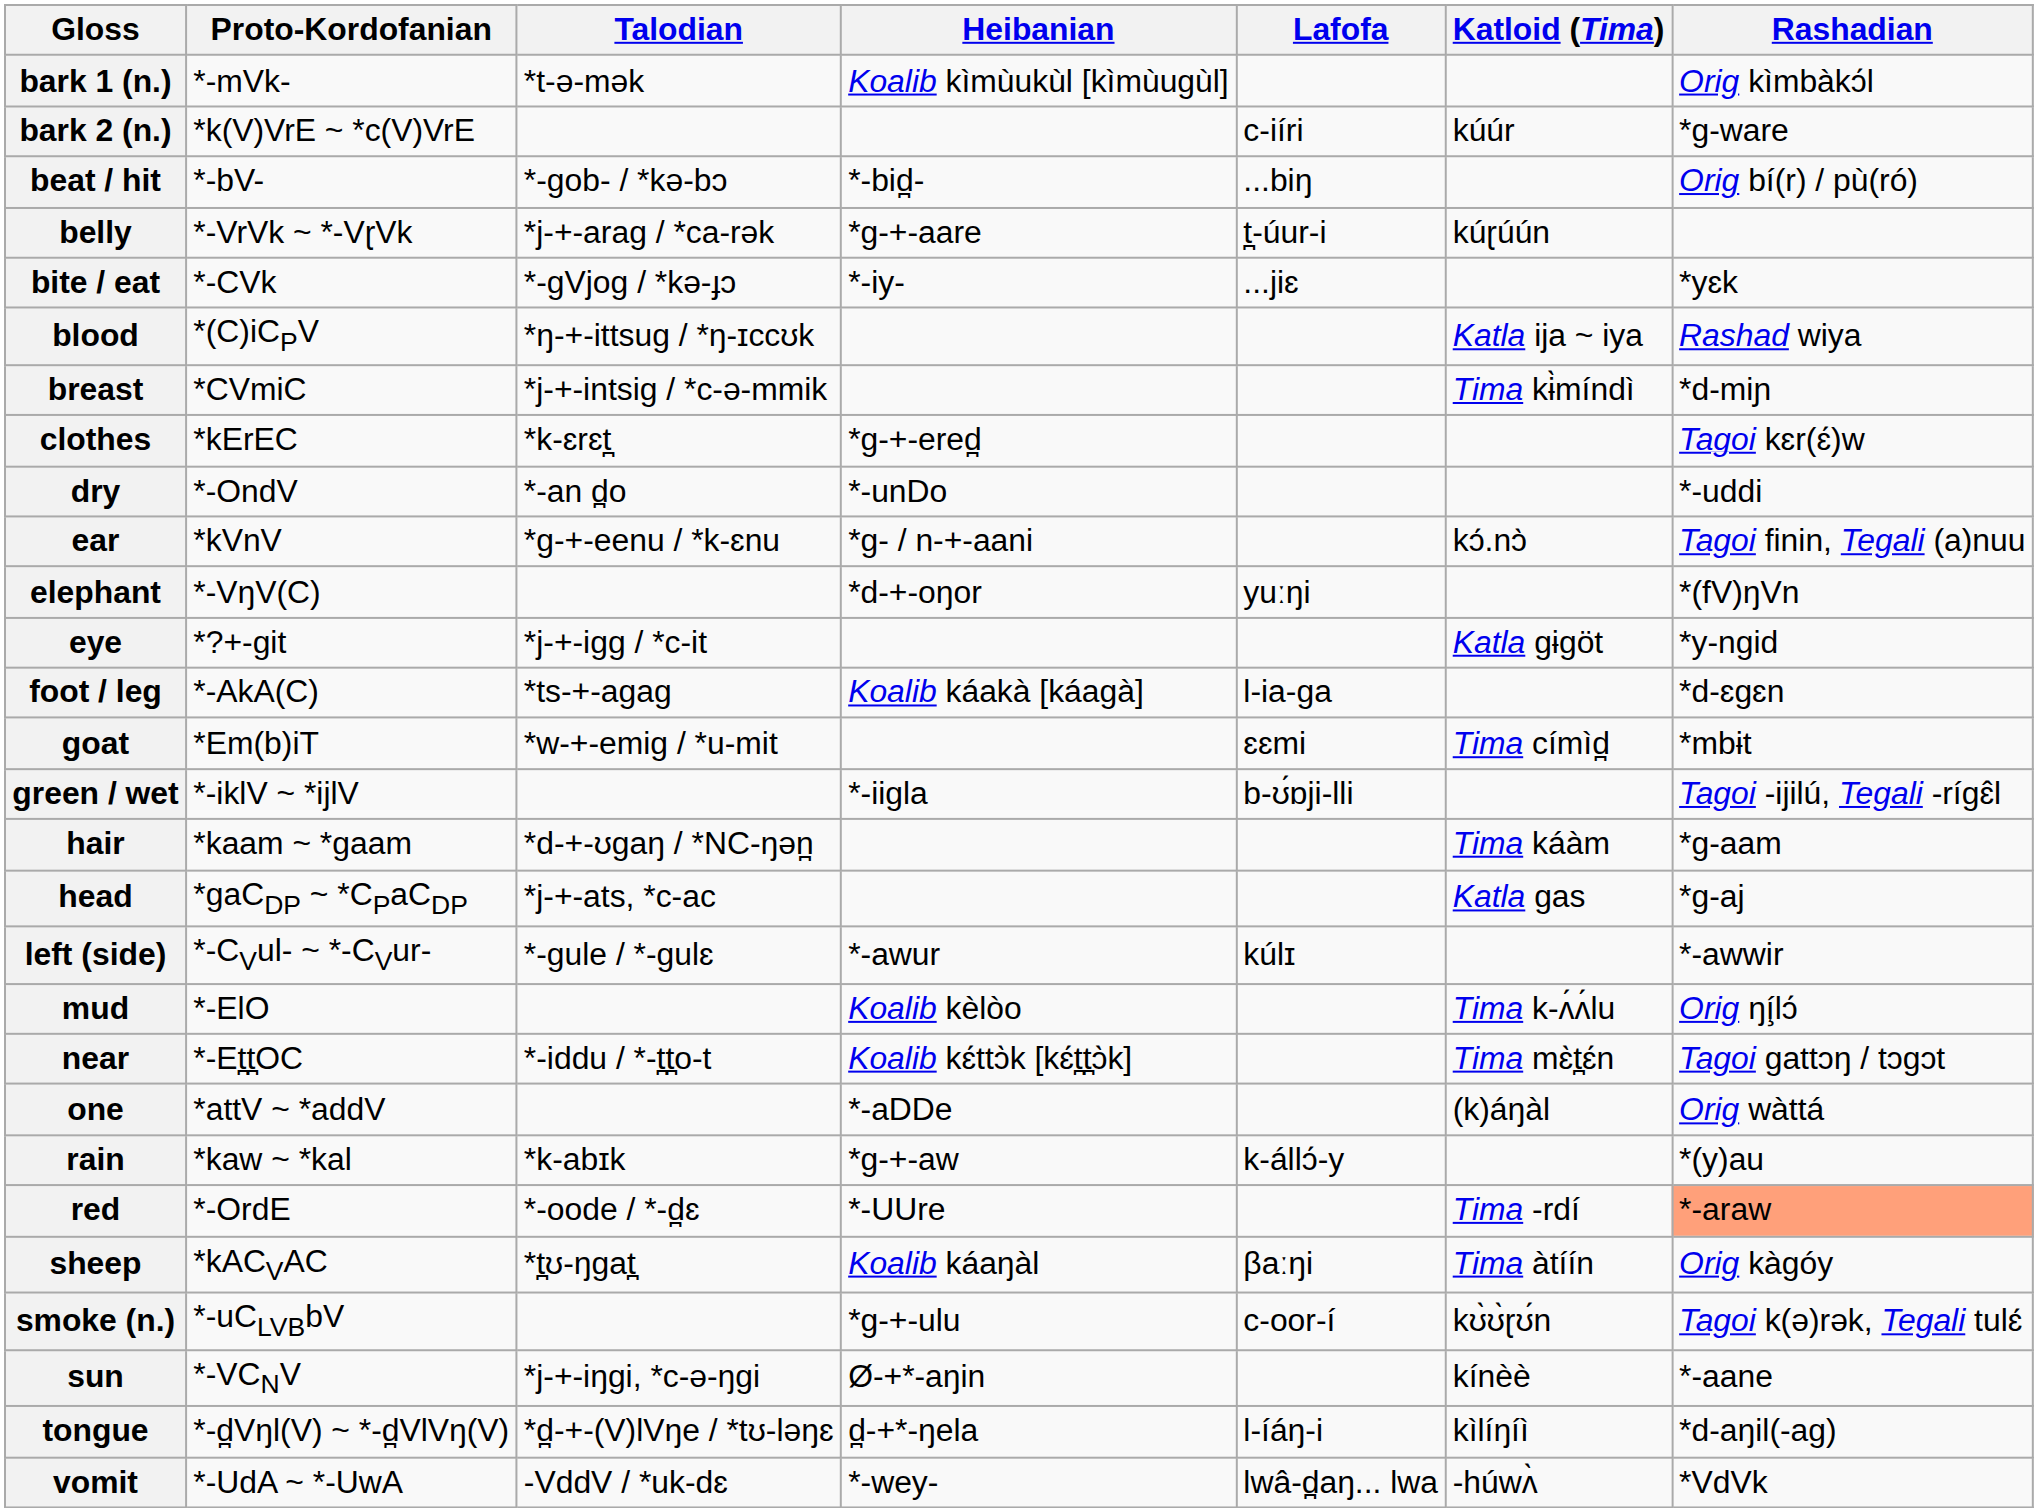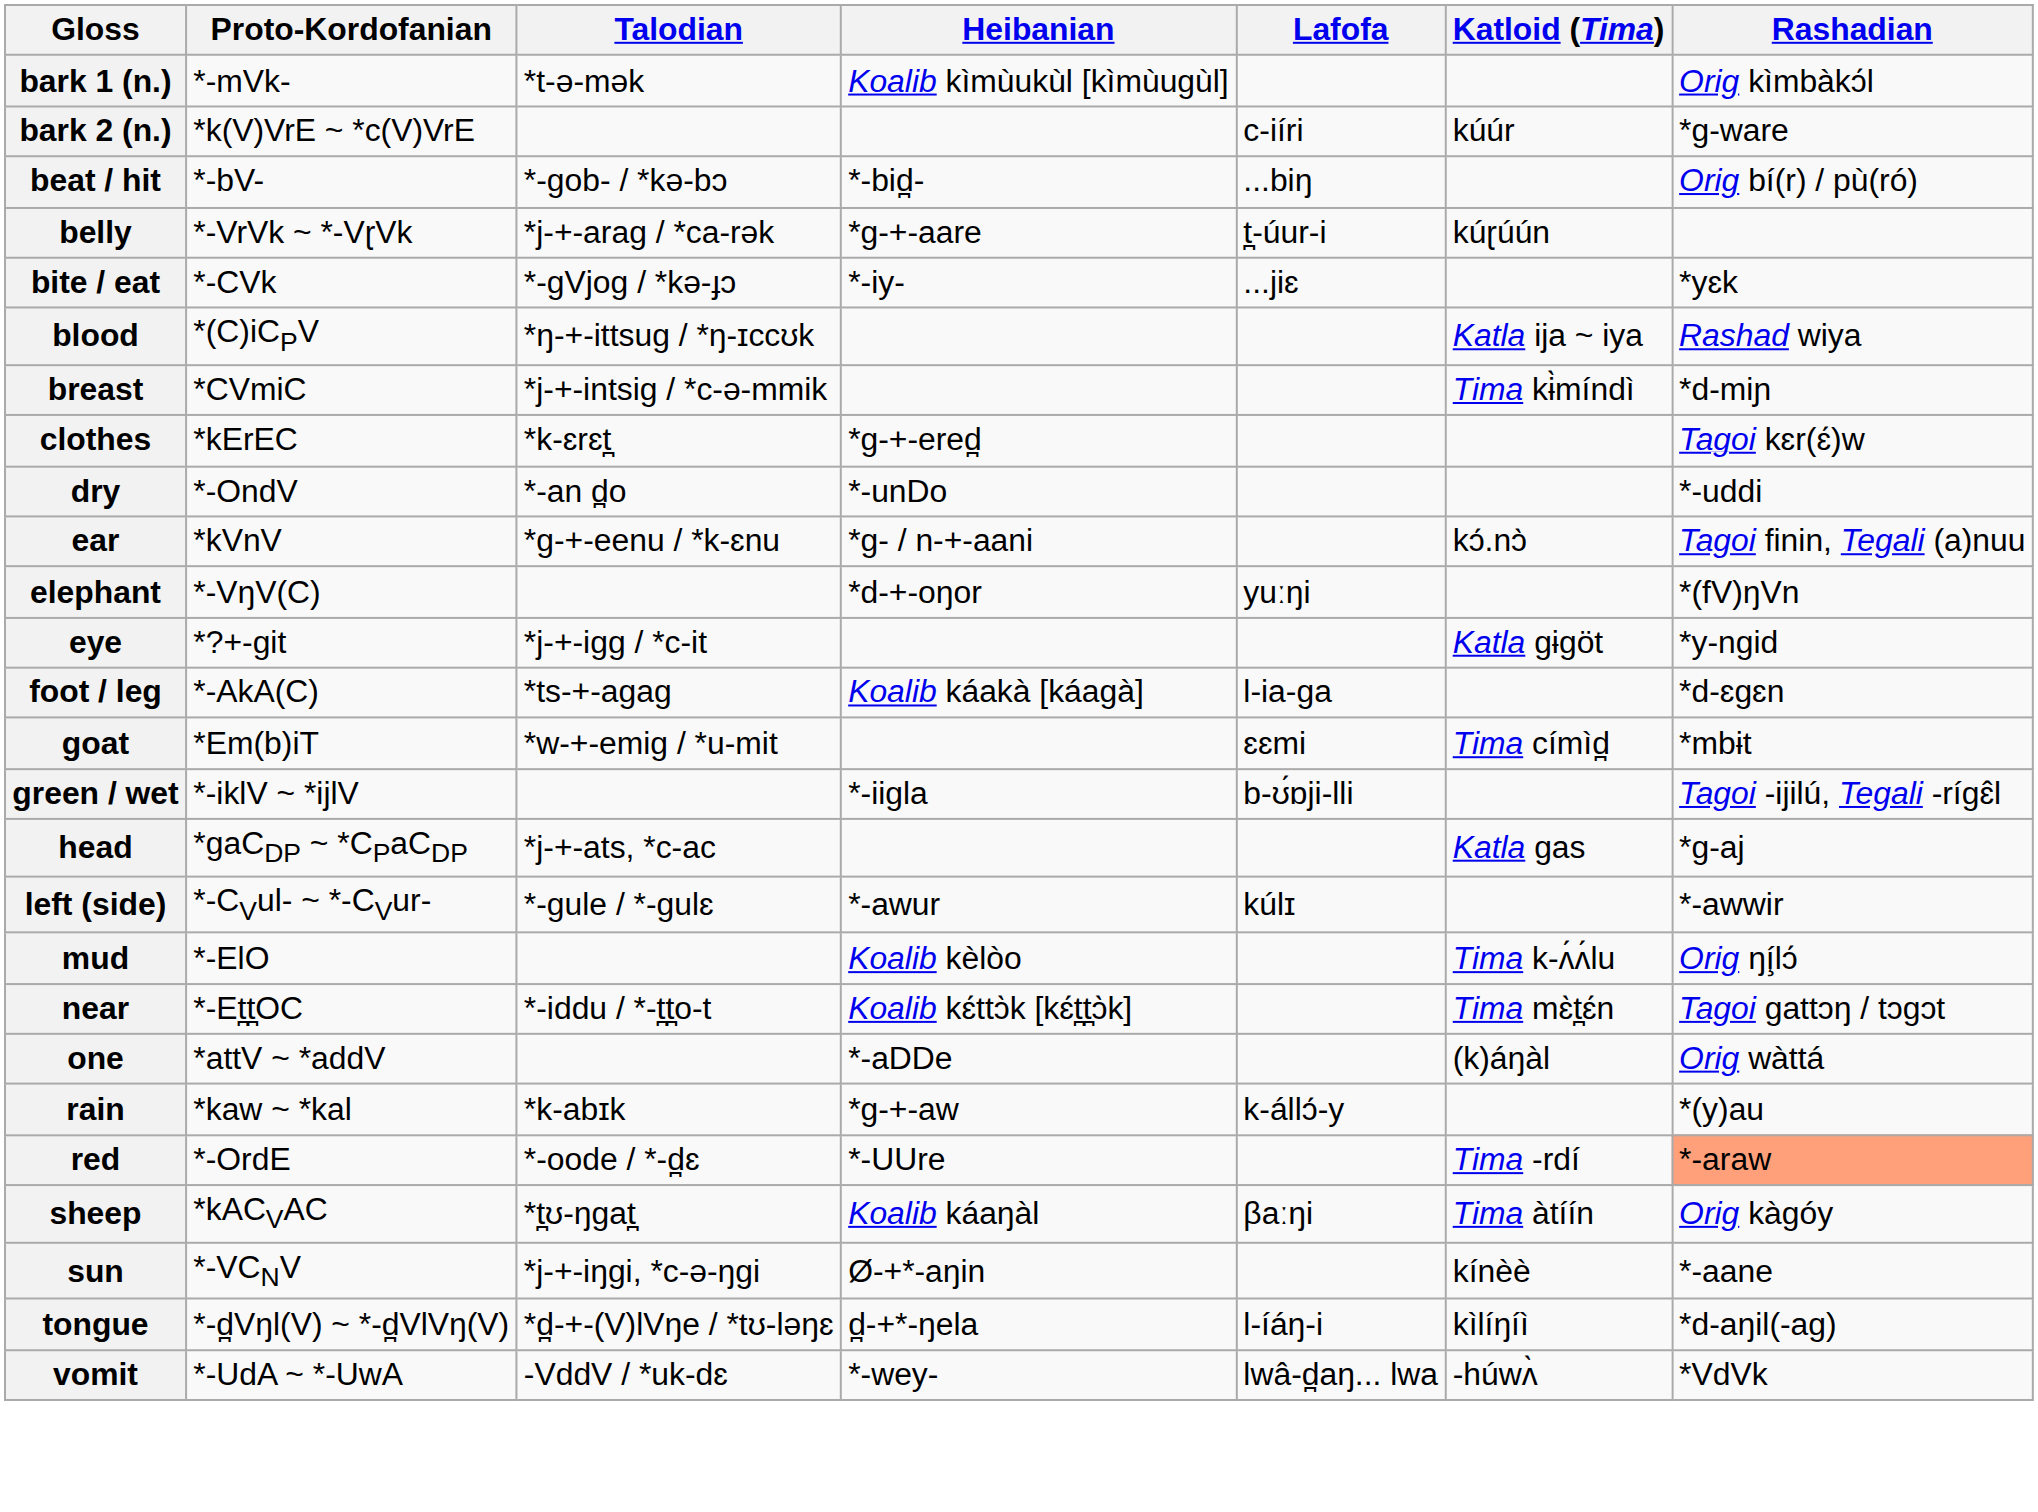- row: (95, 844)
- row: (95, 1320)
